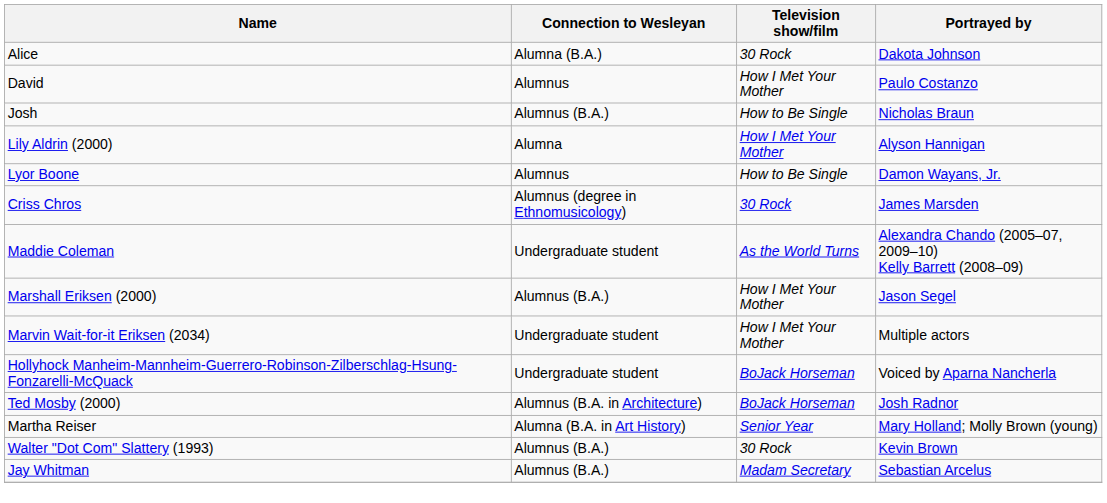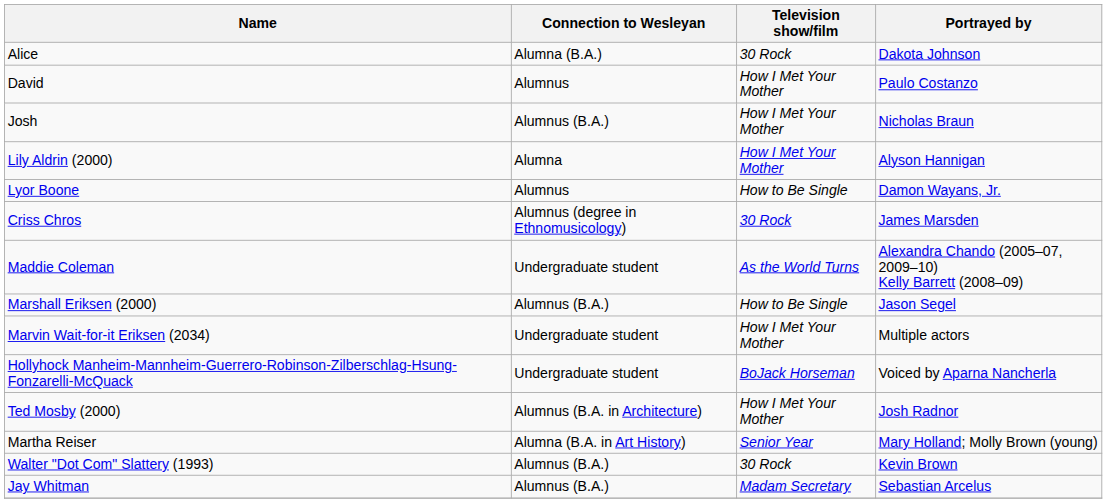(794, 114) How to Be Single -> (788, 122) How I Met Your Mother
(788, 297) How I Met Your Mother -> (794, 305) How to Be Single
(797, 403) BoJack Horseman -> (788, 411) How I Met Your Mother
